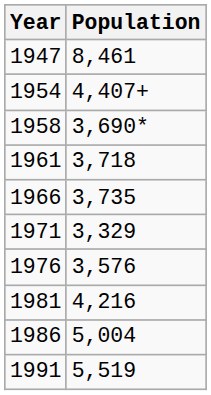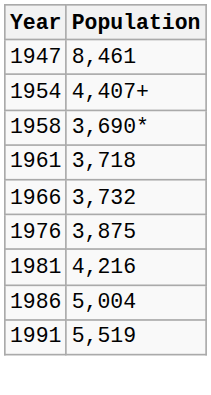(104, 197) 3,735 -> (104, 197) 3,732
- row: (36, 232)
(104, 267) 3,576 -> (104, 232) 3,875
